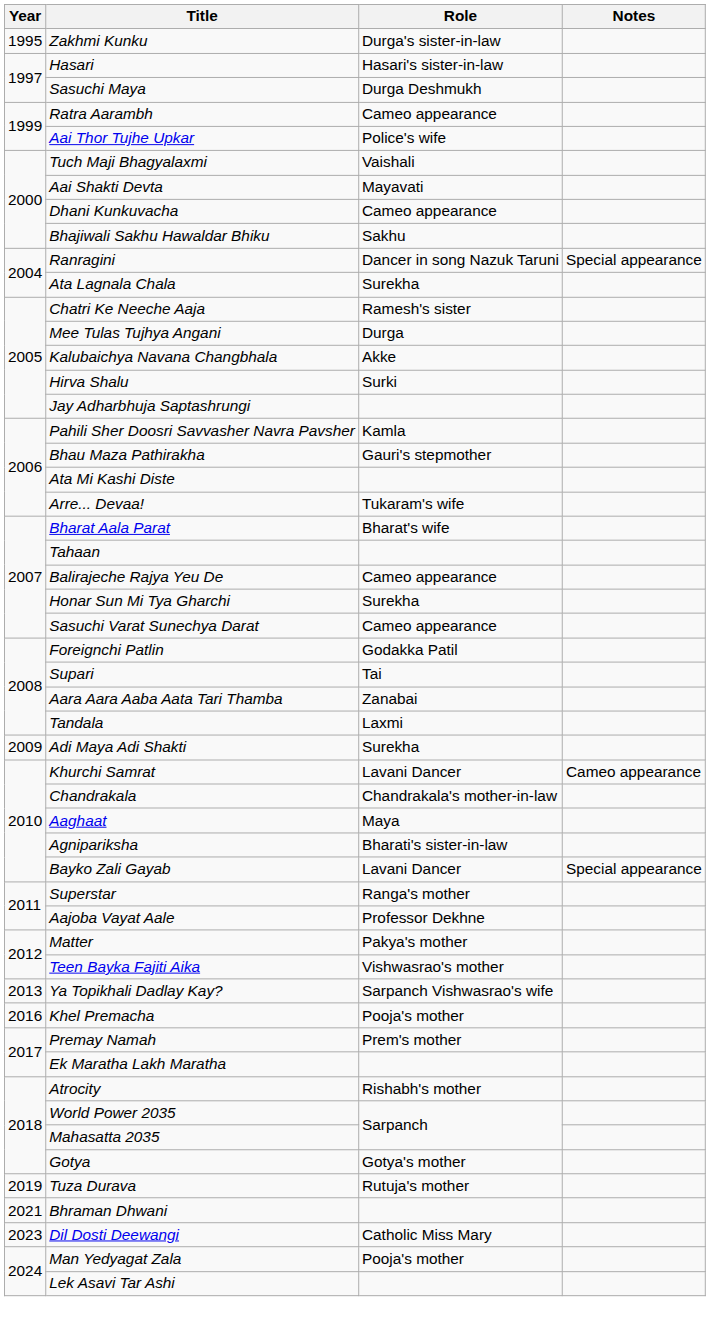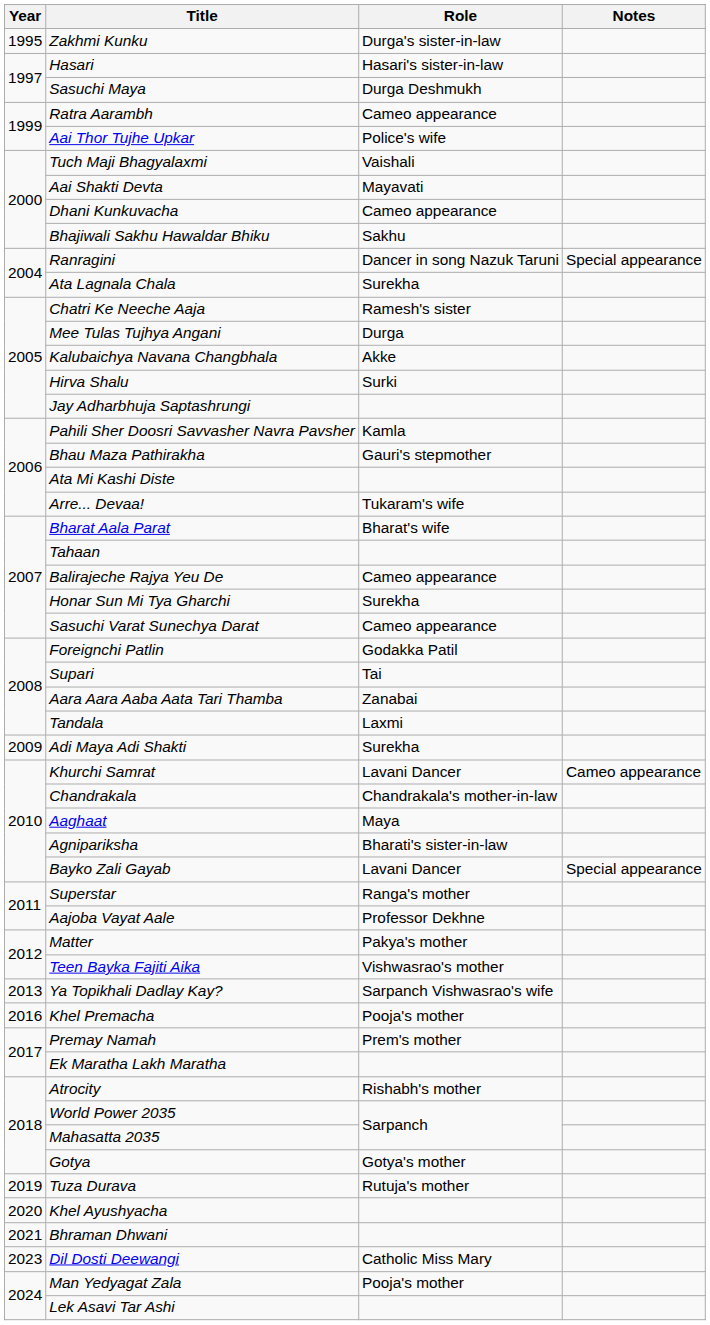+ row: (108, 1210)
